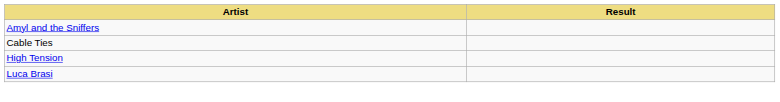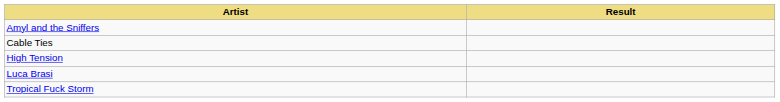+ row: (50, 89)
